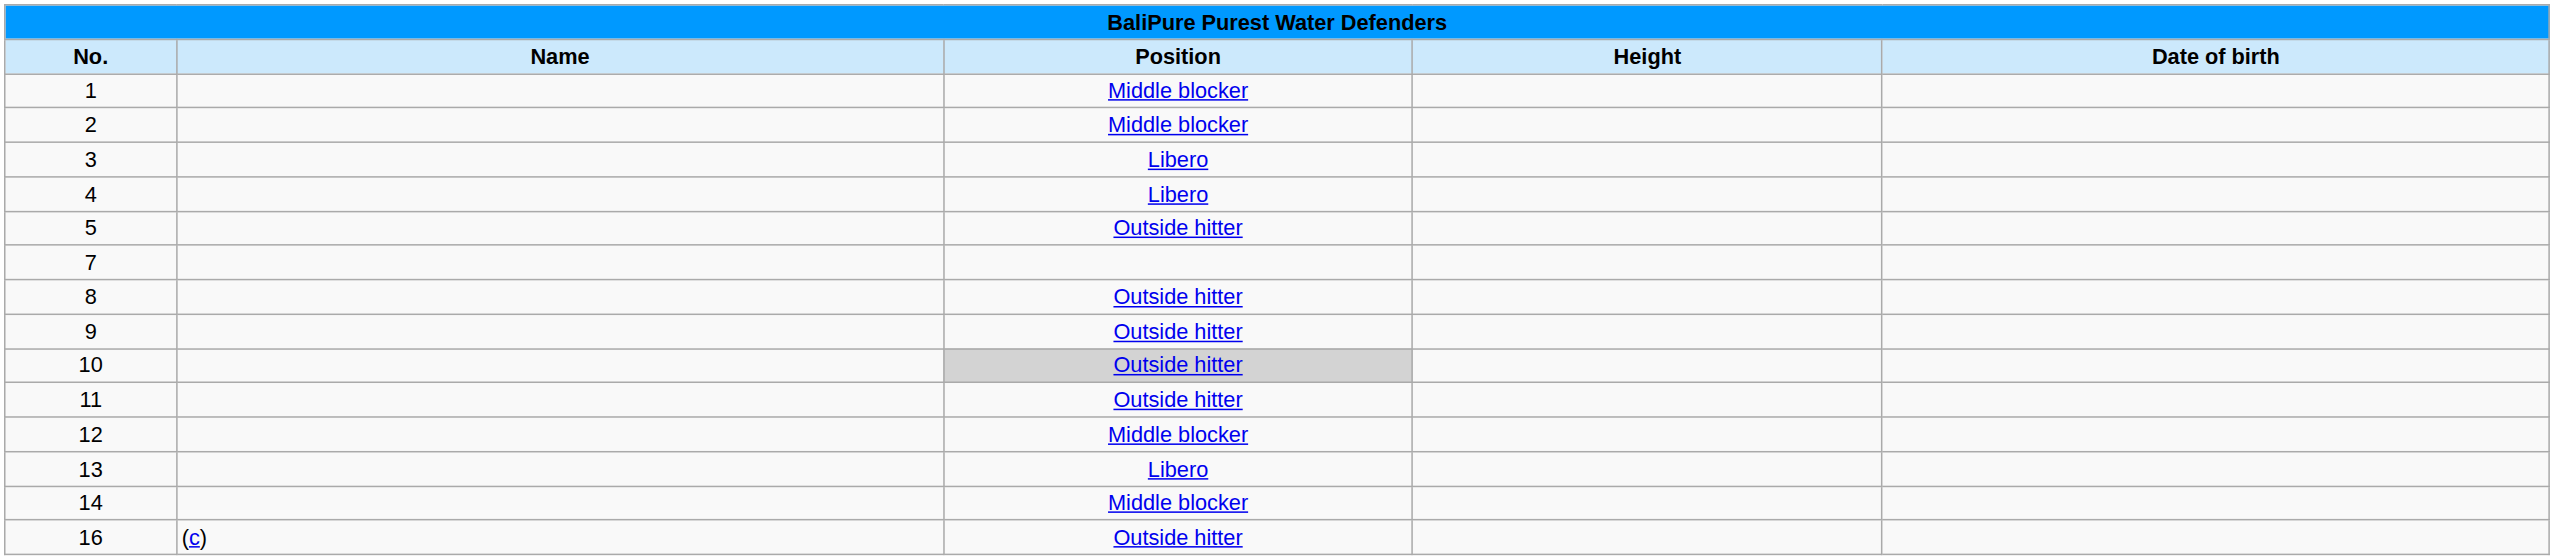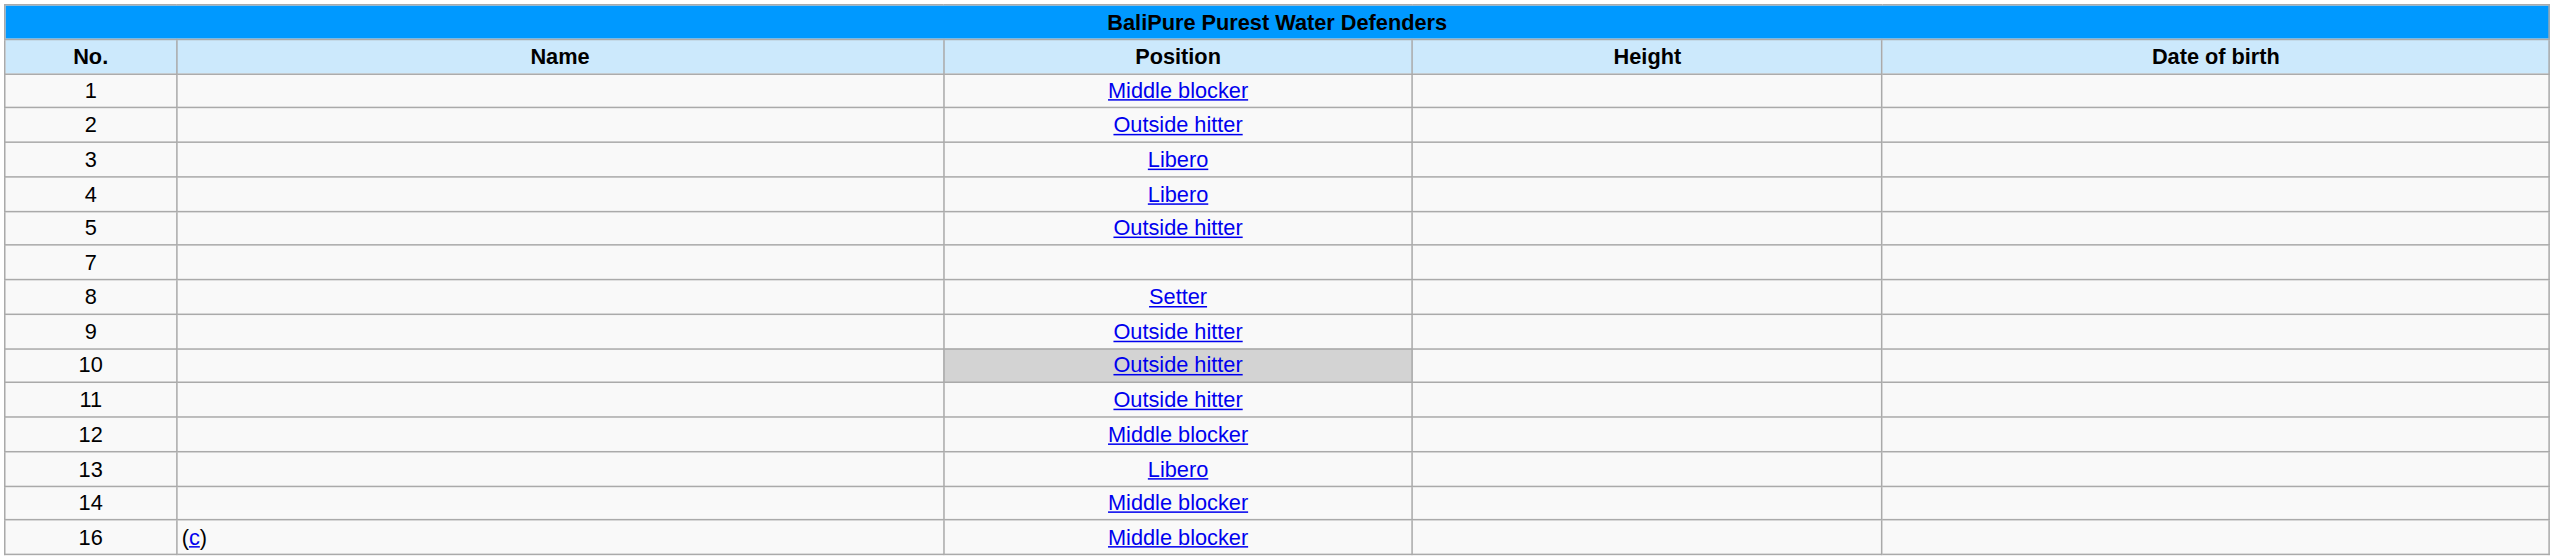(1178, 125) Middle blocker -> (1178, 125) Outside hitter
(1178, 297) Outside hitter -> (1178, 297) Setter
(1178, 538) Outside hitter -> (1178, 538) Middle blocker
